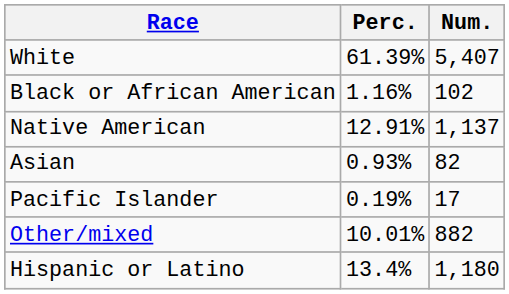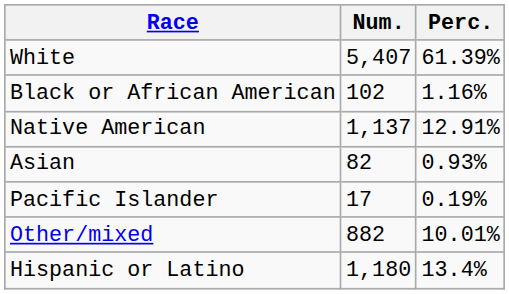columns swapped: (467, 23) <-> (385, 23)
